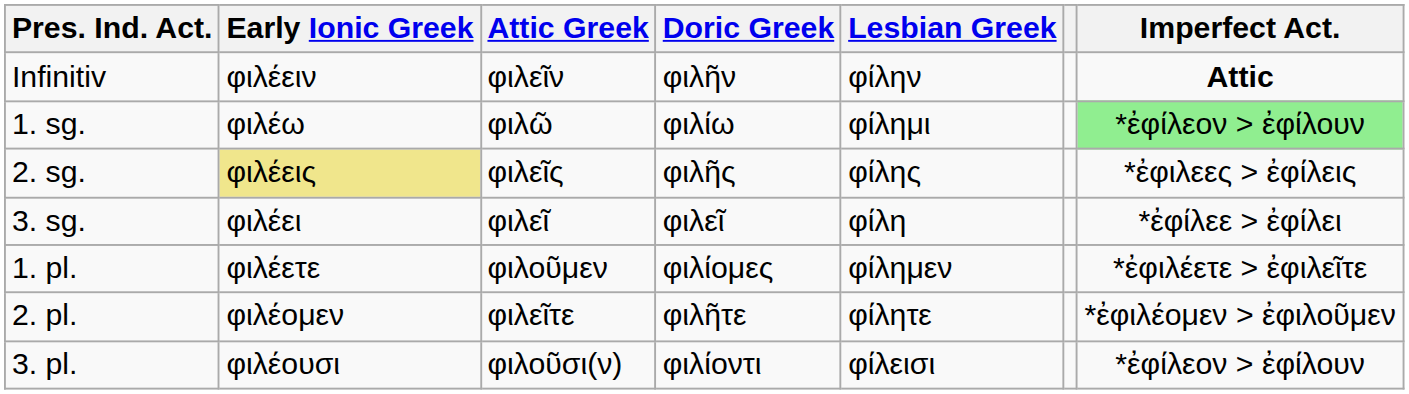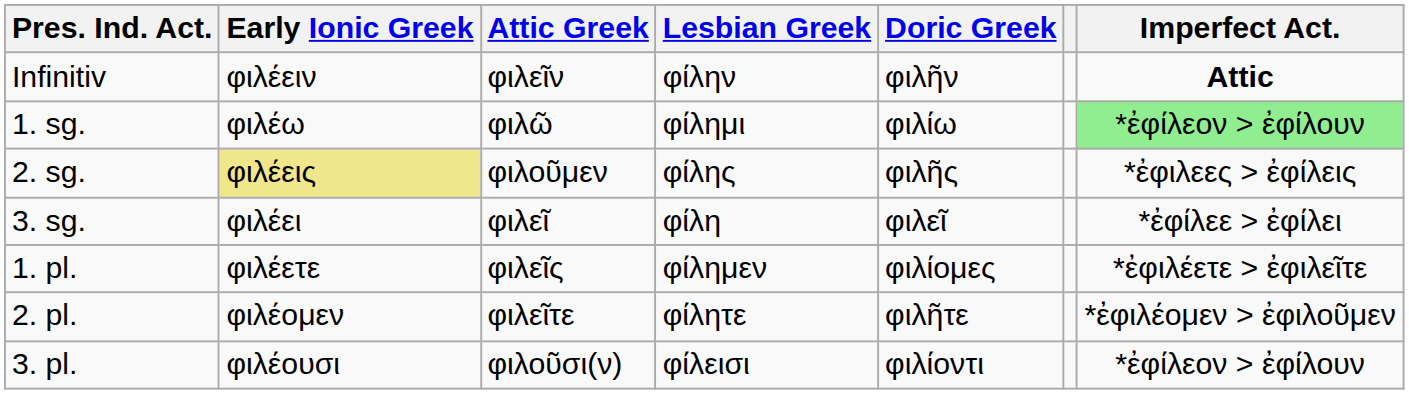columns swapped: (748, 28) <-> (952, 28)
(526, 172) φιλεῖς -> (548, 172) φιλοῦμεν
(548, 268) φιλοῦμεν -> (526, 268) φιλεῖς
